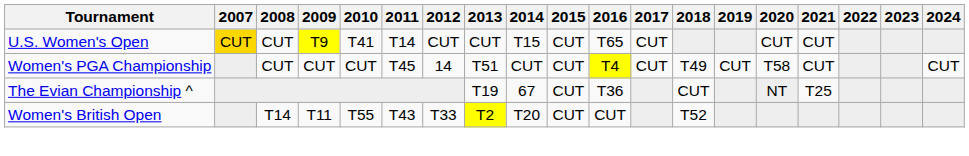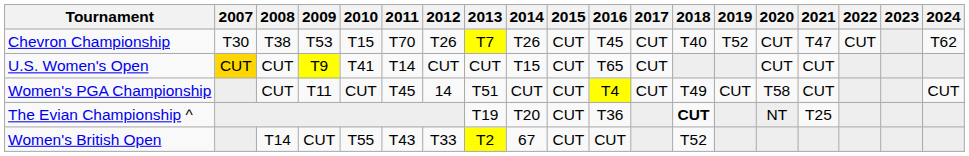+ row: (89, 42)
(319, 66) CUT -> (319, 91) T11
(527, 91) 67 -> (527, 115) T20
(693, 91) normal -> (693, 115) bold
(319, 115) T11 -> (319, 140) CUT
(527, 115) T20 -> (527, 140) 67
